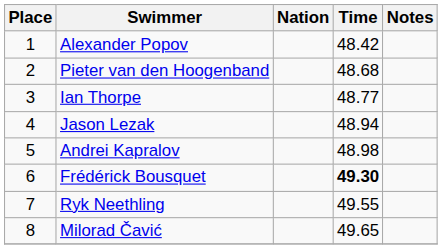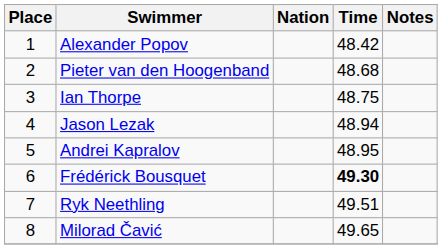(358, 97) 48.77 -> (358, 97) 48.75
(358, 151) 48.98 -> (358, 151) 48.95
(358, 204) 49.55 -> (358, 204) 49.51
